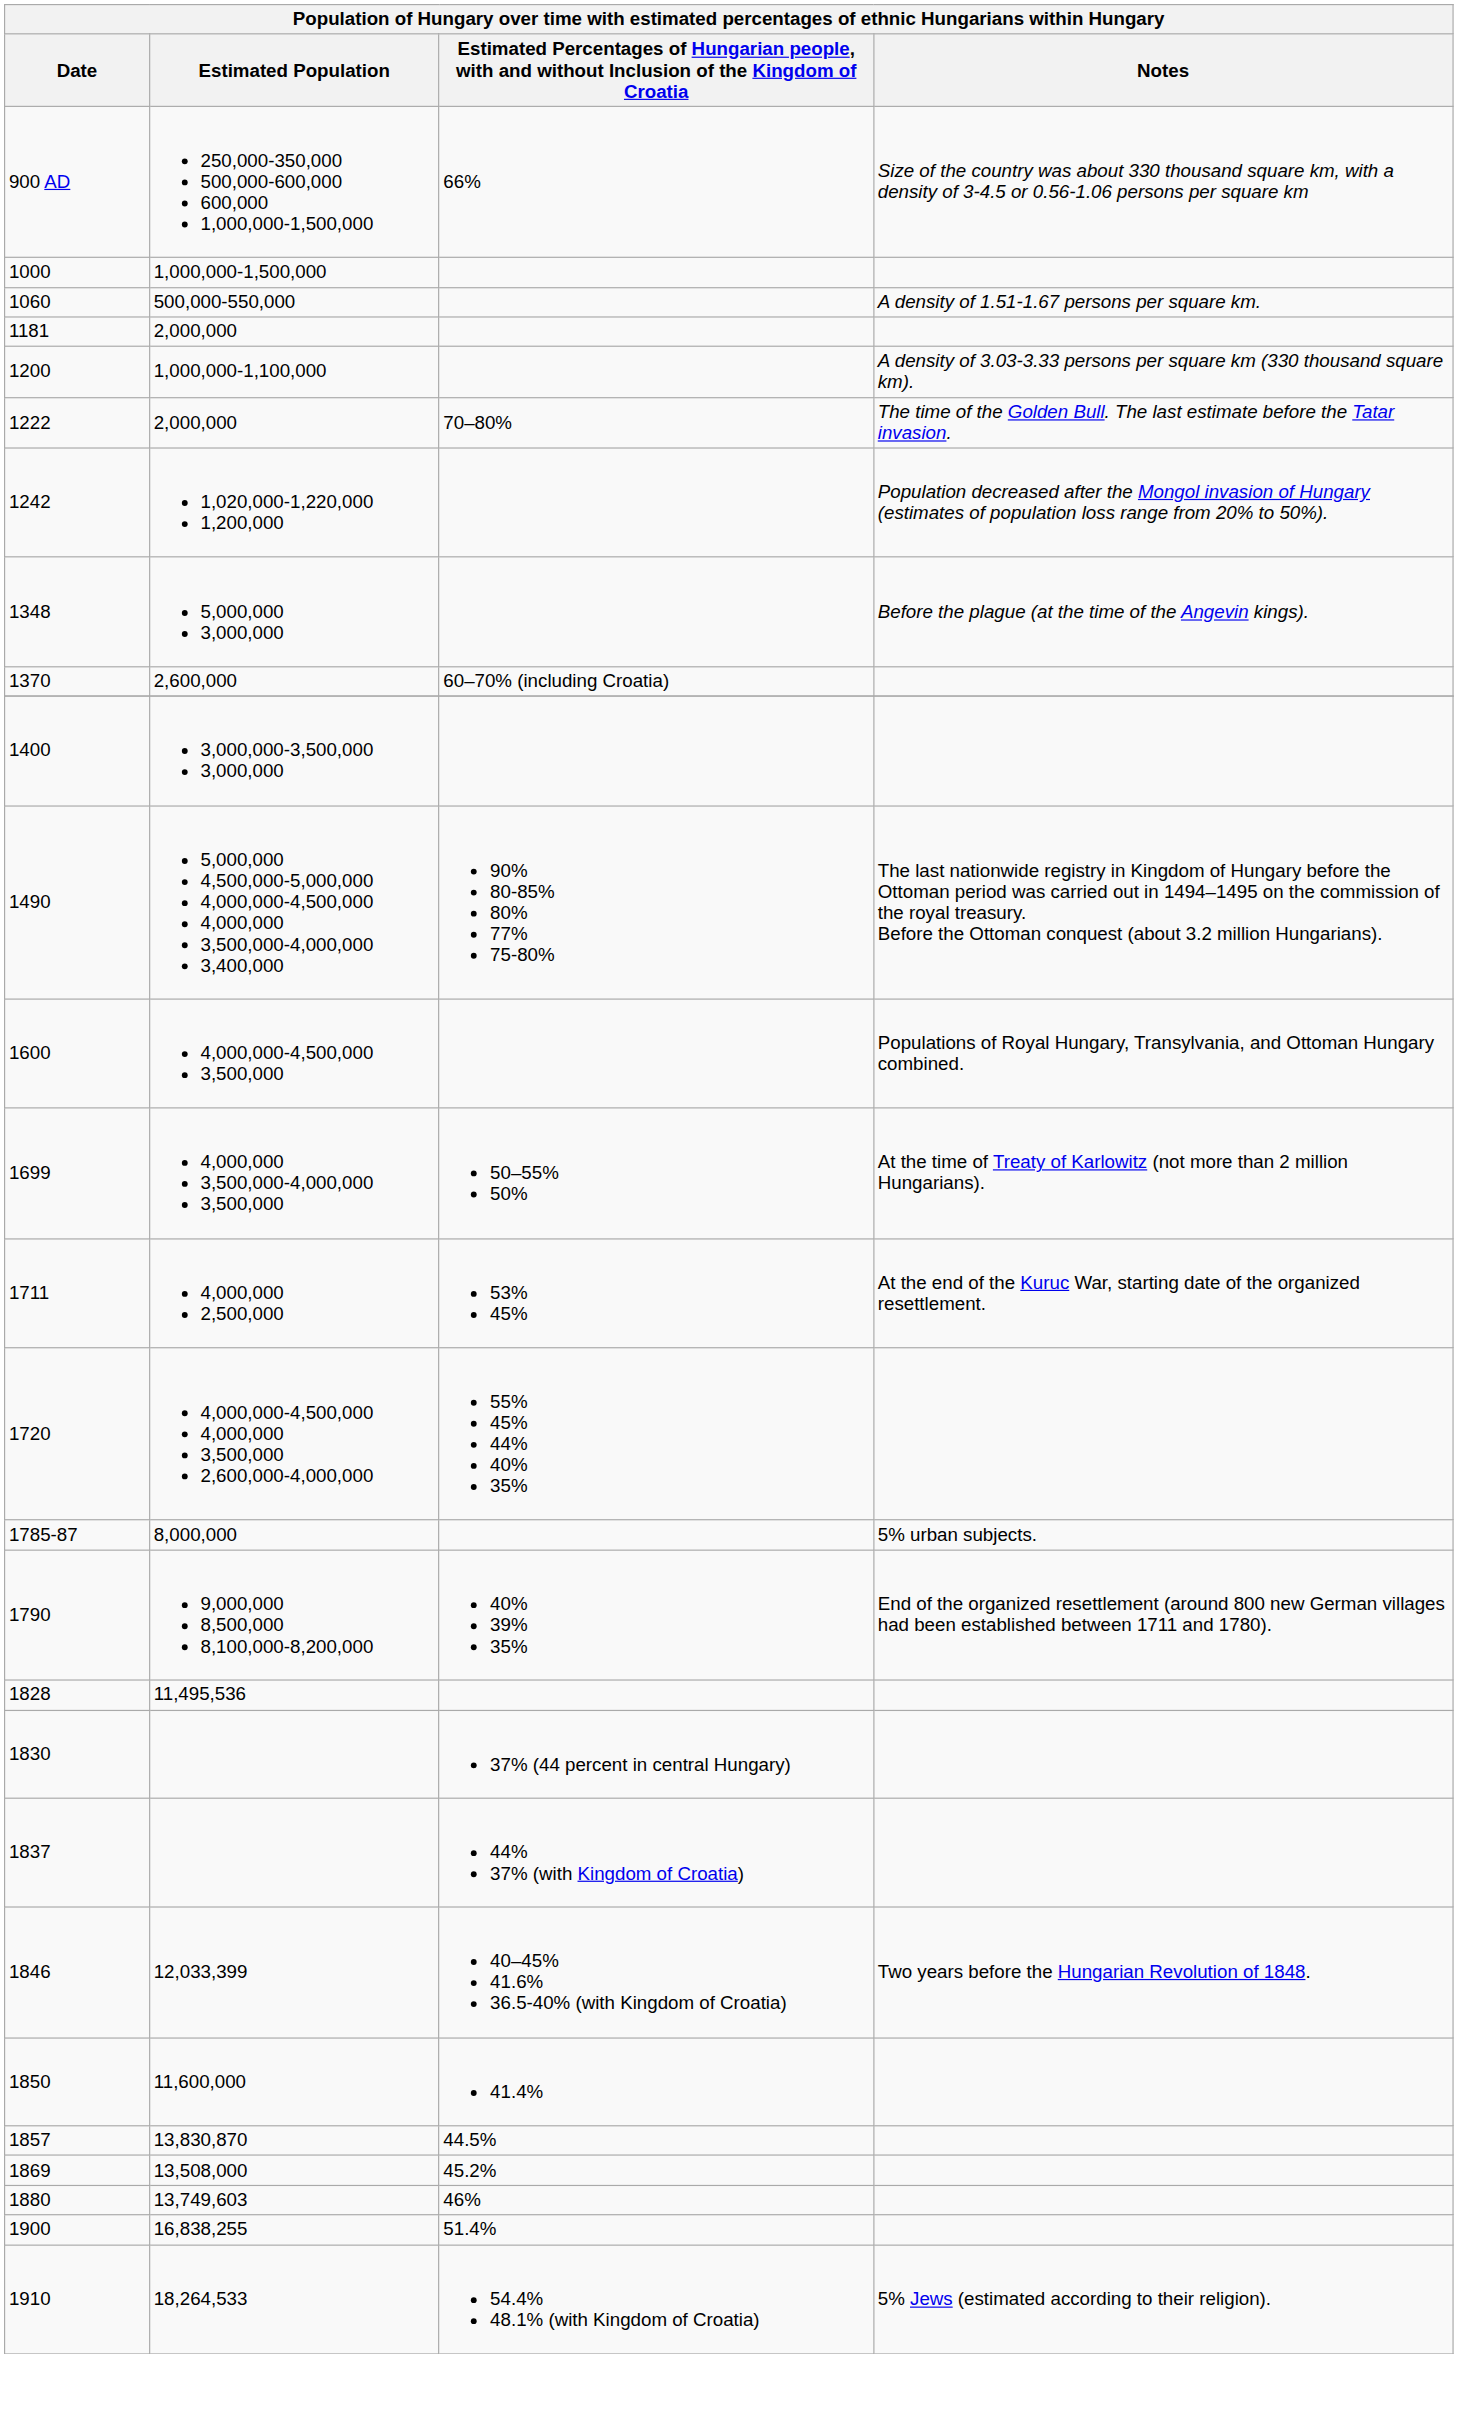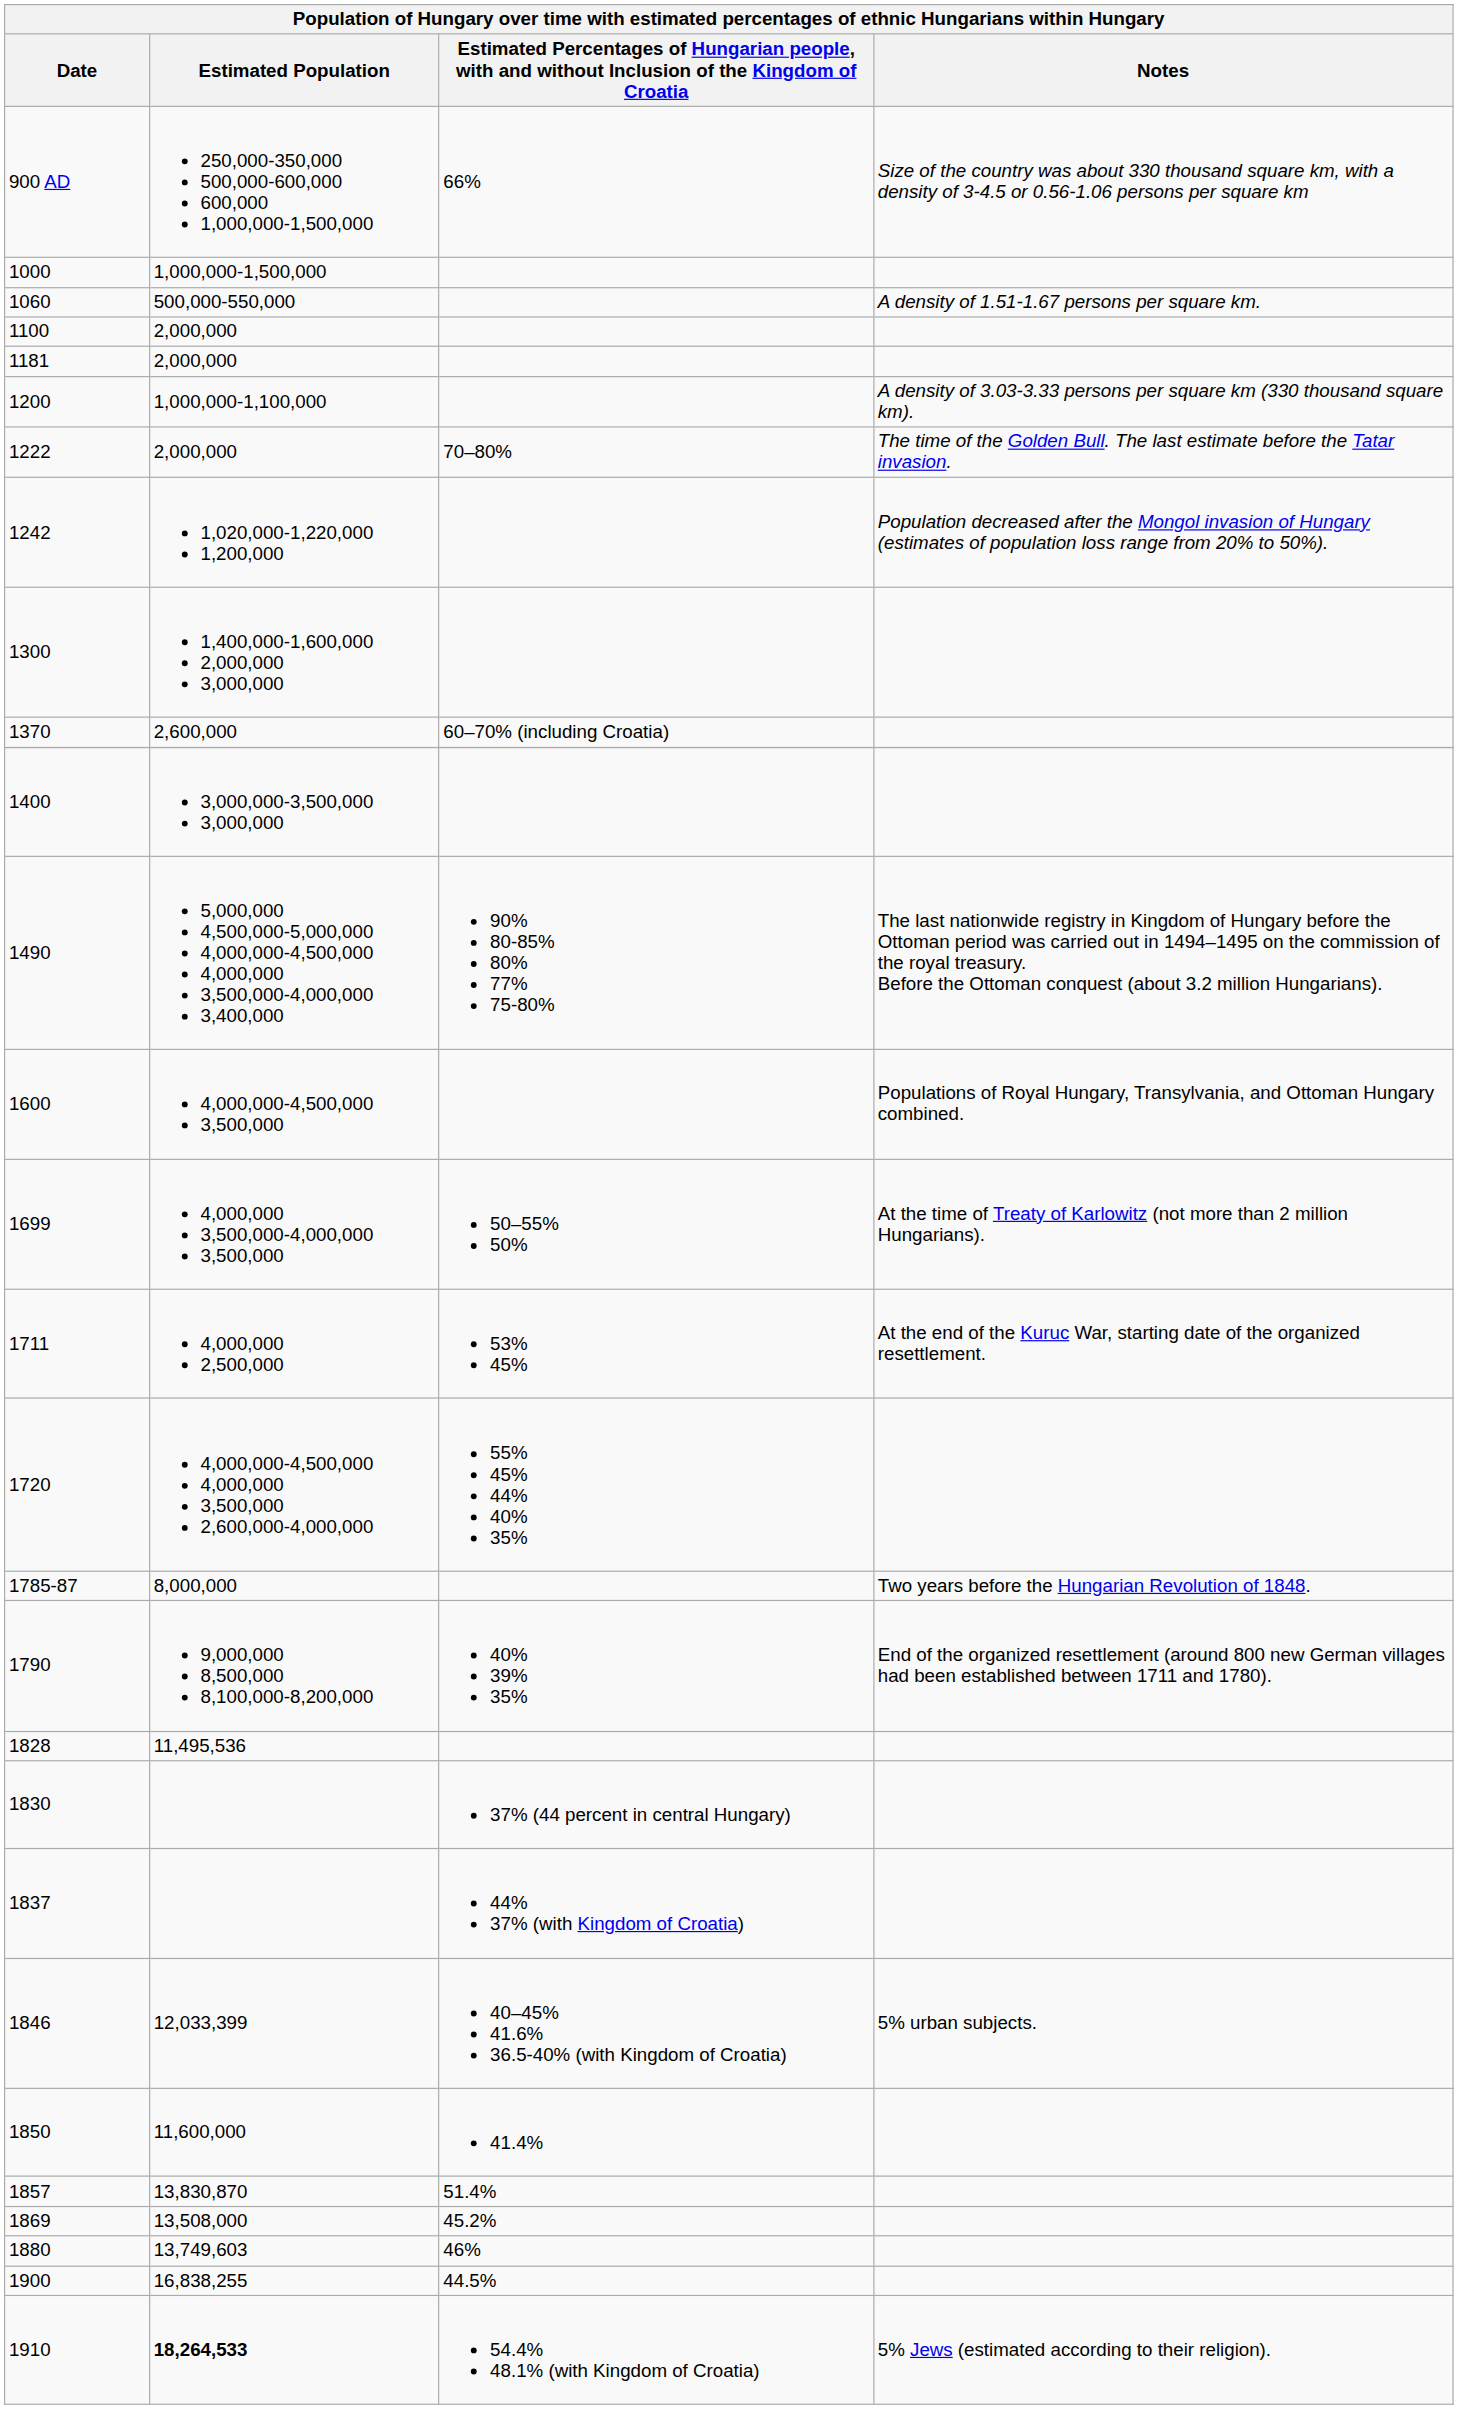+ row: (29, 331)
+ row: (30, 652)
- row: (30, 611)
(957, 1534) 5% urban subjects. -> (1094, 1585) Two years before the Hungarian Revolution of 1848.
(1094, 1972) Two years before the Hungarian Revolution of 1848. -> (957, 2023) 5% urban subjects.
(470, 2140) 44.5% -> (470, 2191) 51.4%
(470, 2229) 51.4% -> (470, 2280) 44.5%
(201, 2299) normal -> (201, 2349) bold
